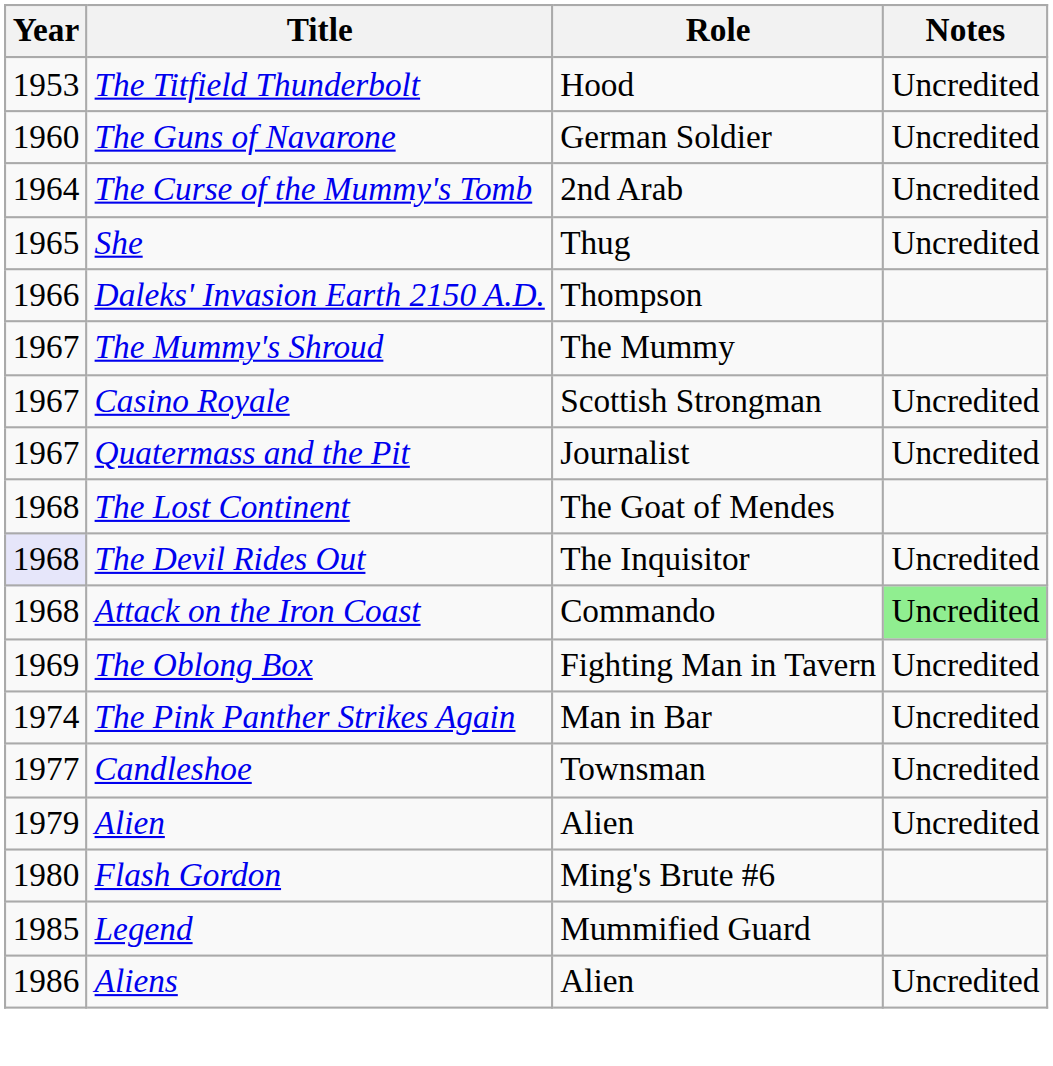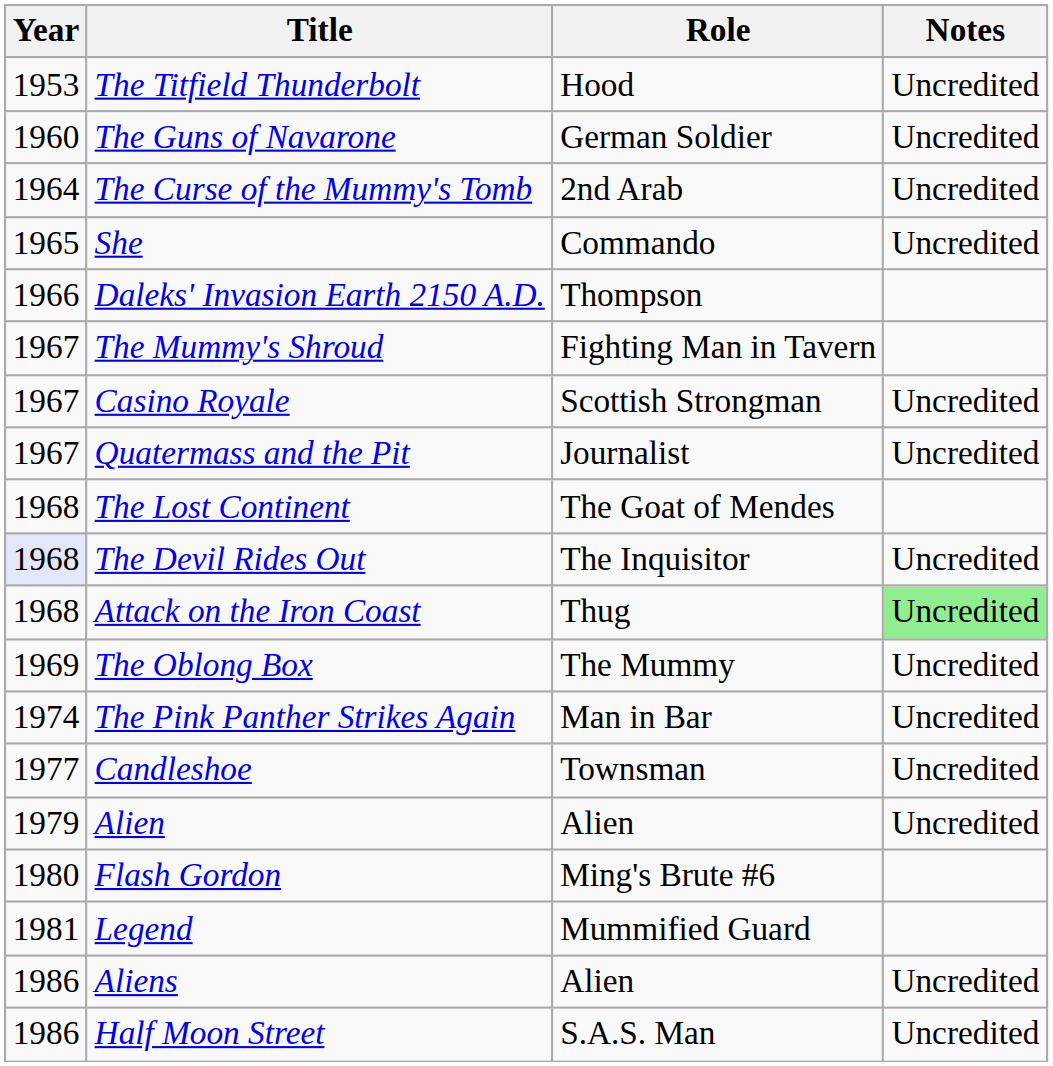(595, 242) Thug -> (638, 242) Commando
(647, 347) The Mummy -> (718, 347) Fighting Man in Tavern
(638, 611) Commando -> (595, 611) Thug
(718, 664) Fighting Man in Tavern -> (647, 664) The Mummy
(46, 928) 1985 -> (46, 928) 1981
+ row: (210, 1033)
